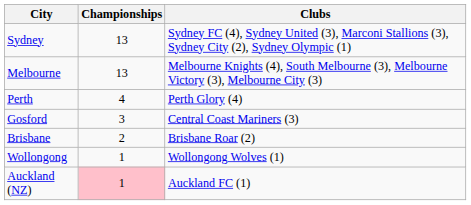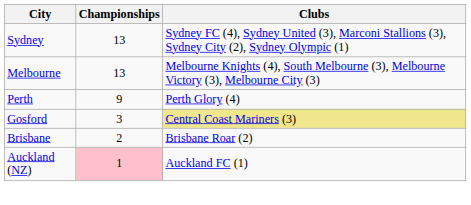(122, 99) 4 -> (119, 99) 9
(233, 118) no background -> (231, 118) khaki background
- row: (37, 157)
